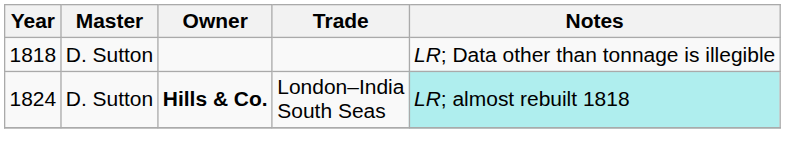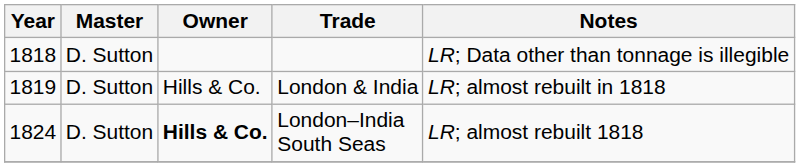+ row: (33, 87)
(522, 99) paleturquoise background -> (536, 132) no background
